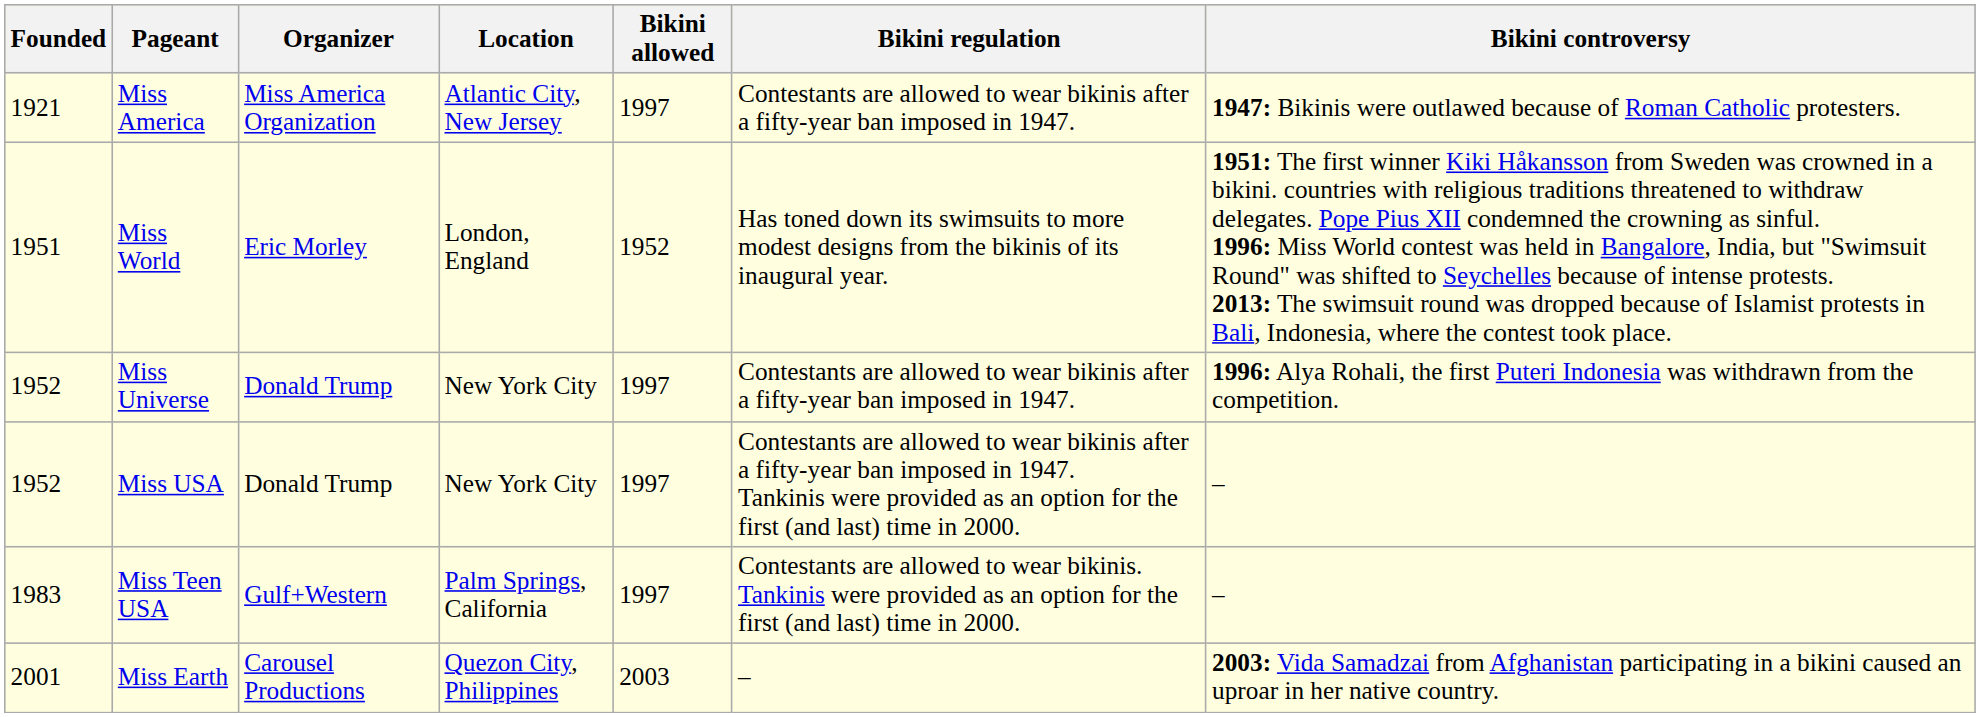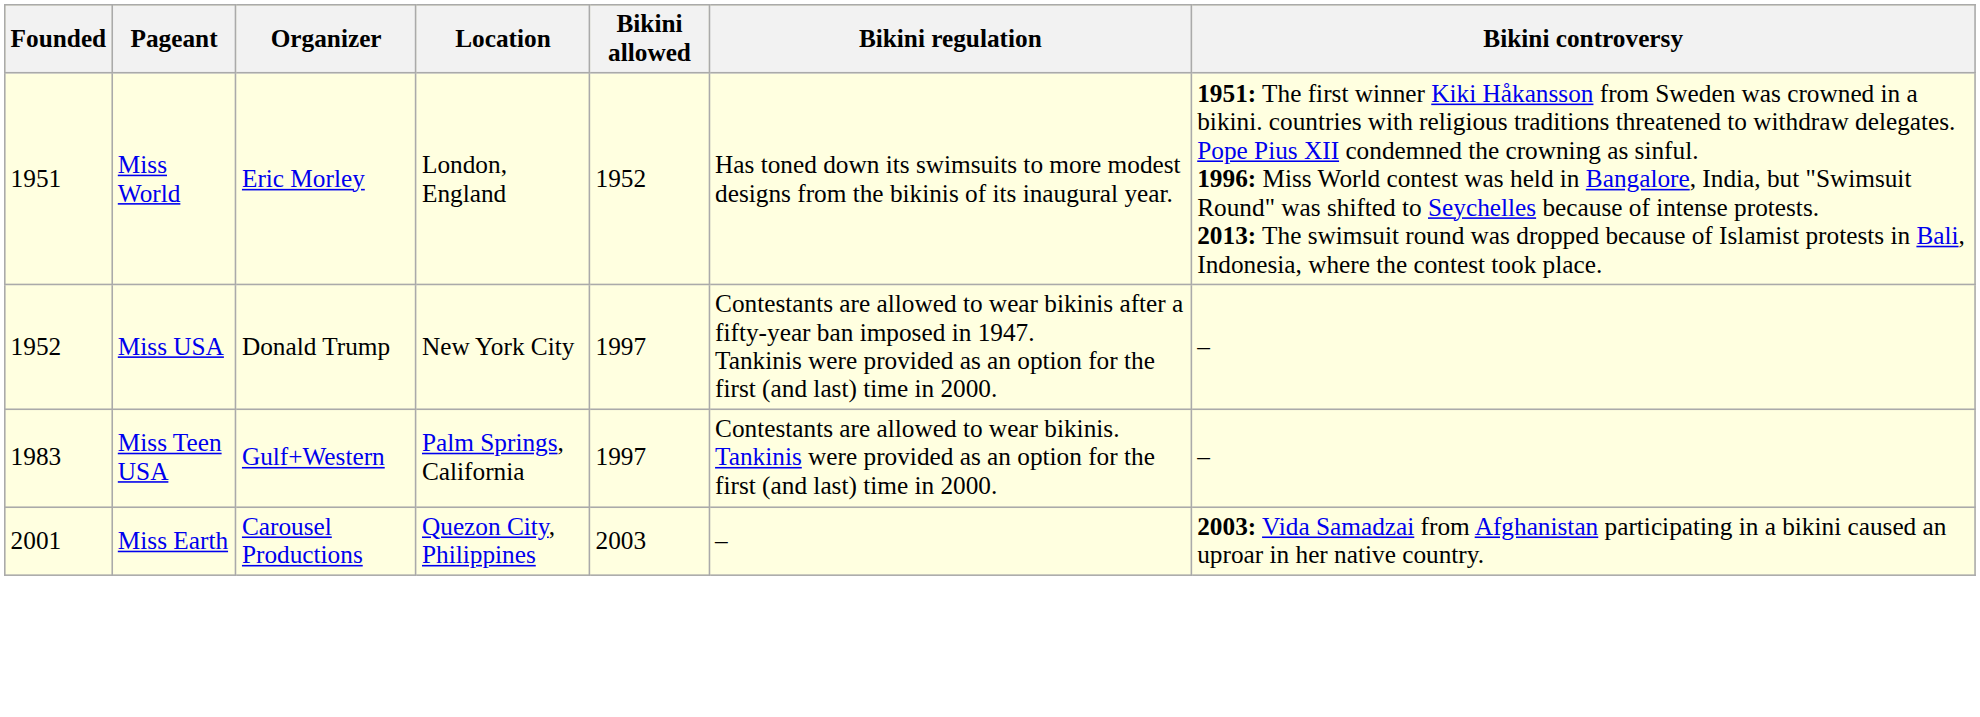- row: (161, 107)
- row: (163, 386)
